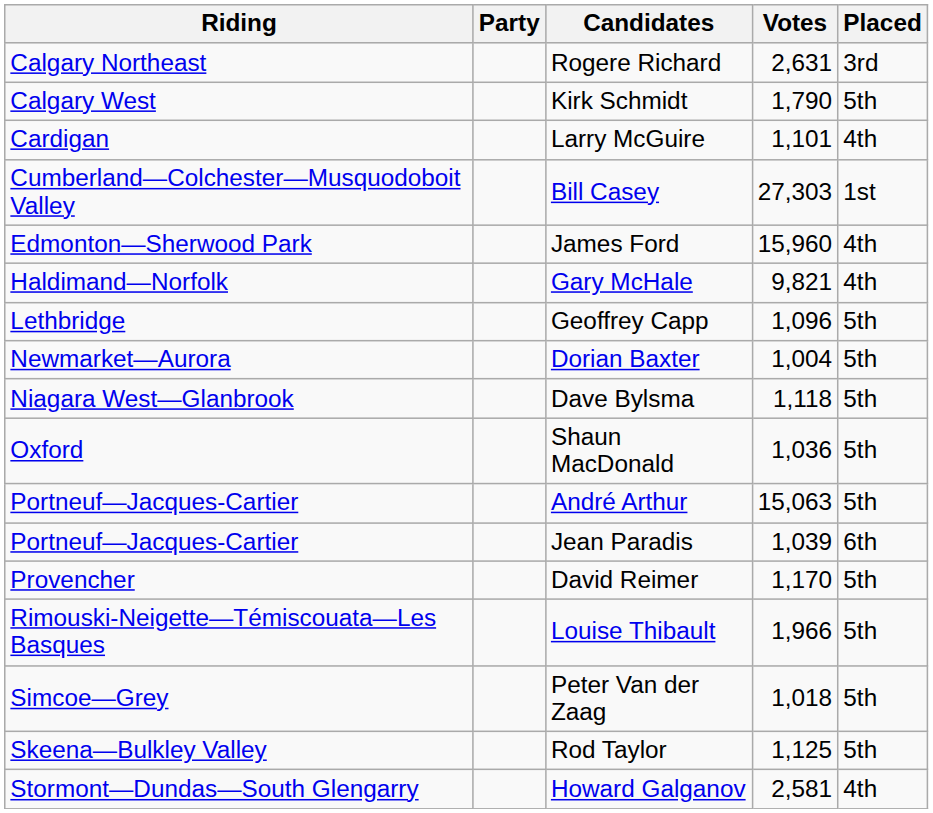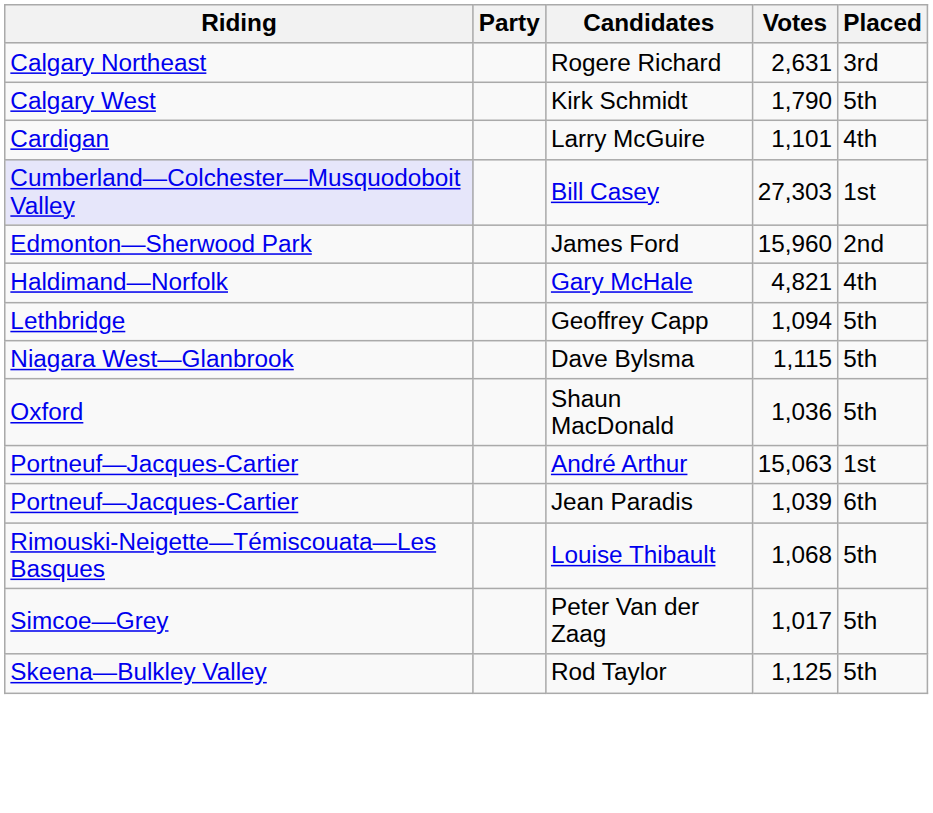(235, 191) no background -> (235, 191) lavender background
(860, 243) 4th -> (864, 243) 2nd
(802, 282) 9,821 -> (802, 282) 4,821
(802, 321) 1,096 -> (802, 321) 1,094
- row: (625, 359)
(803, 398) 1,118 -> (803, 359) 1,115
(860, 502) 5th -> (860, 464) 1st
- row: (625, 579)
(802, 632) 1,966 -> (802, 555) 1,068
(802, 698) 1,018 -> (802, 620) 1,017
- row: (648, 788)
